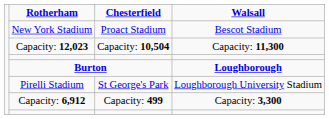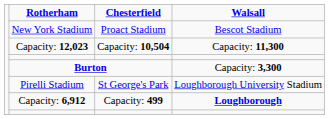(248, 67) Loughborough -> (248, 67) Capacity: 3,300
(248, 101) Capacity: 3,300 -> (248, 101) Loughborough
